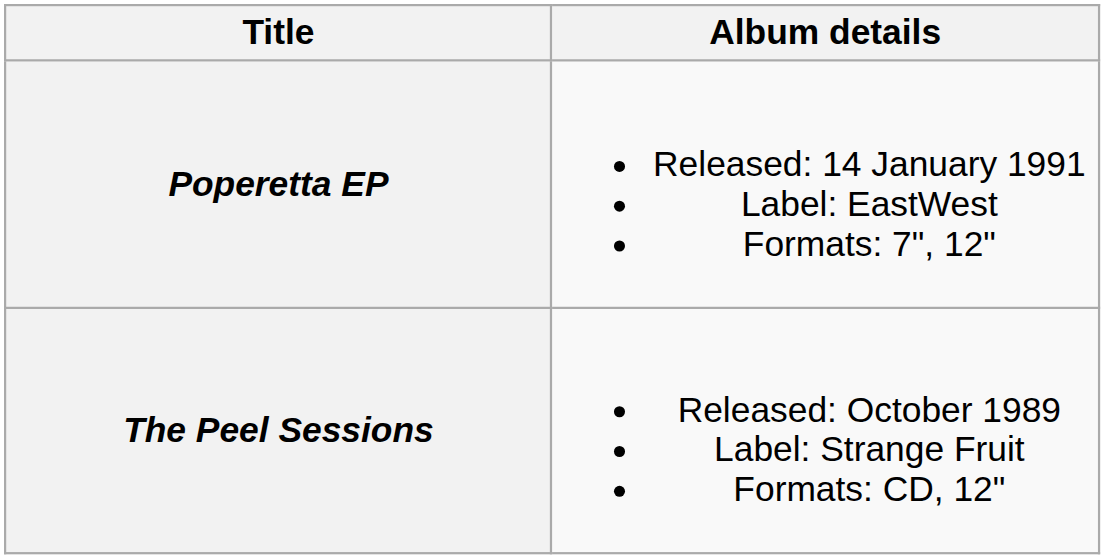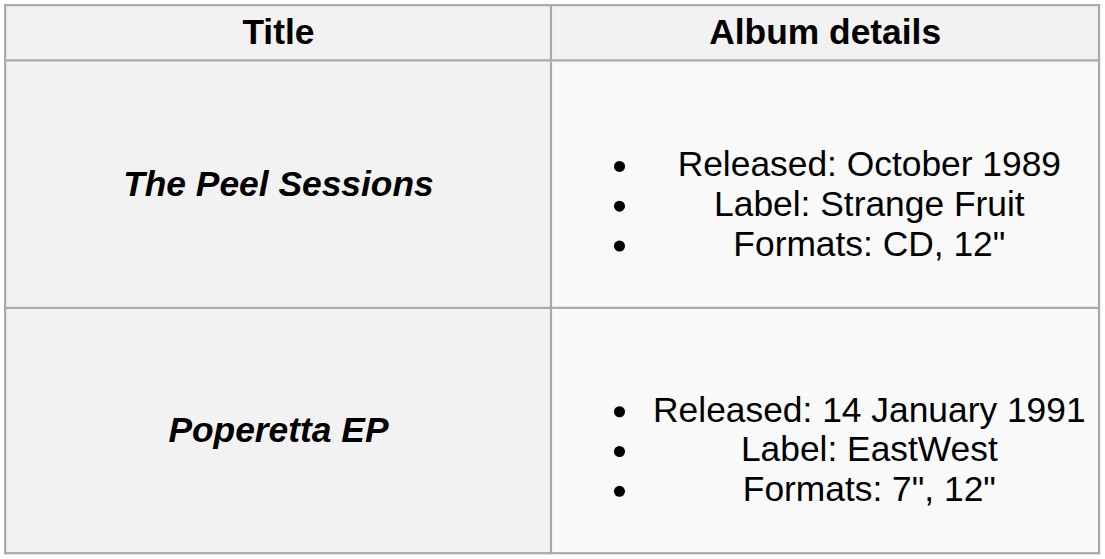rows swapped: (278, 429) <-> (278, 183)
